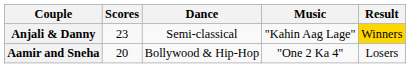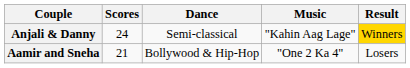(122, 33) 23 -> (122, 33) 24
(122, 53) 20 -> (122, 53) 21
